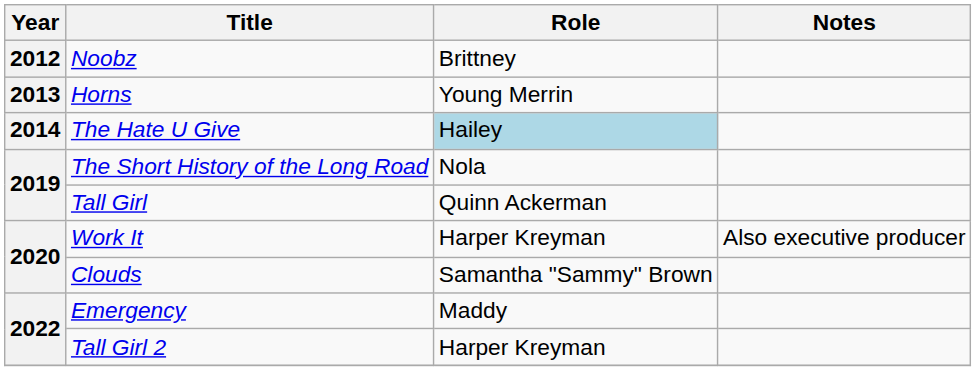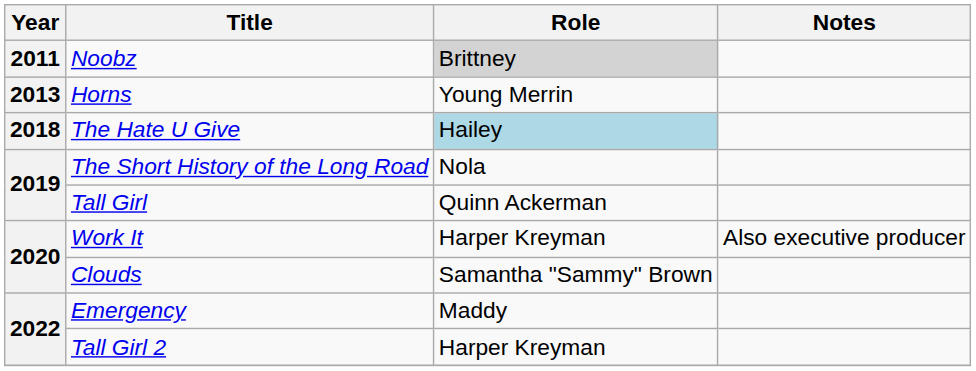(35, 58) 2012 -> (35, 58) 2011
(477, 58) no background -> (477, 58) lightgrey background
(35, 130) 2014 -> (35, 130) 2018
